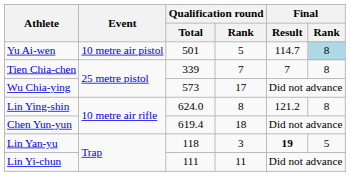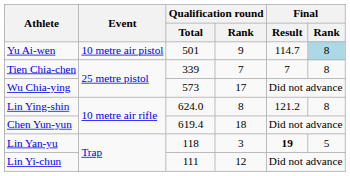(241, 51) 5 -> (241, 51) 9
(241, 162) 11 -> (241, 162) 12
